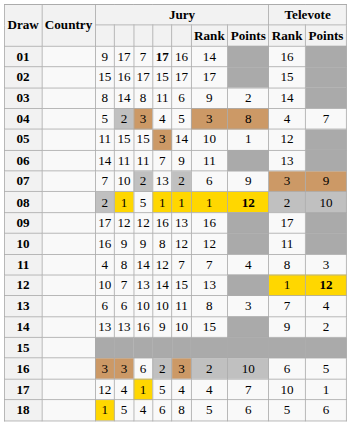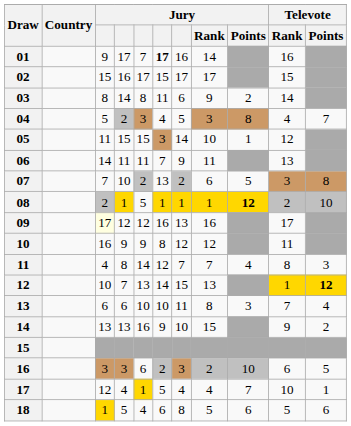(248, 181) 9 -> (248, 181) 5
(326, 181) 9 -> (326, 181) 8
(105, 222) no background -> (105, 222) lightyellow background
